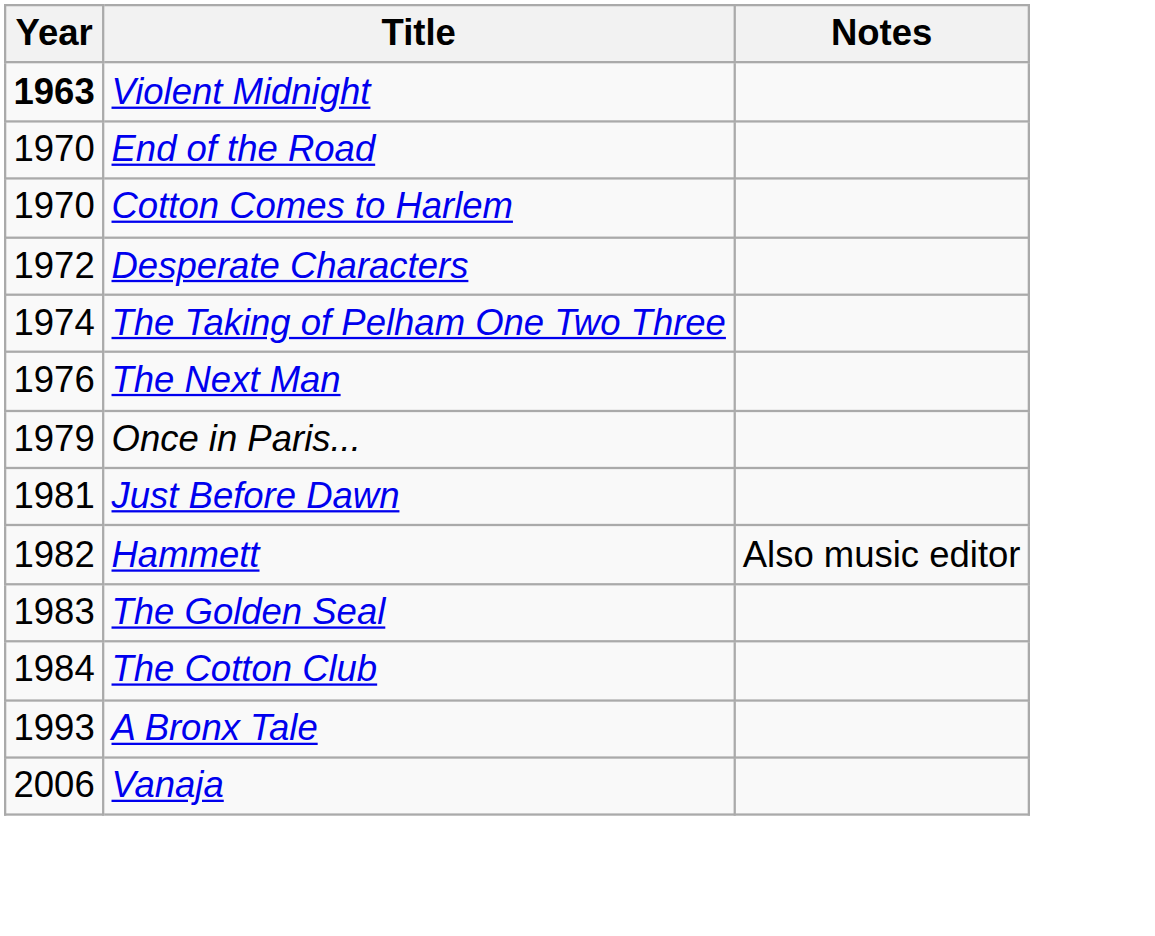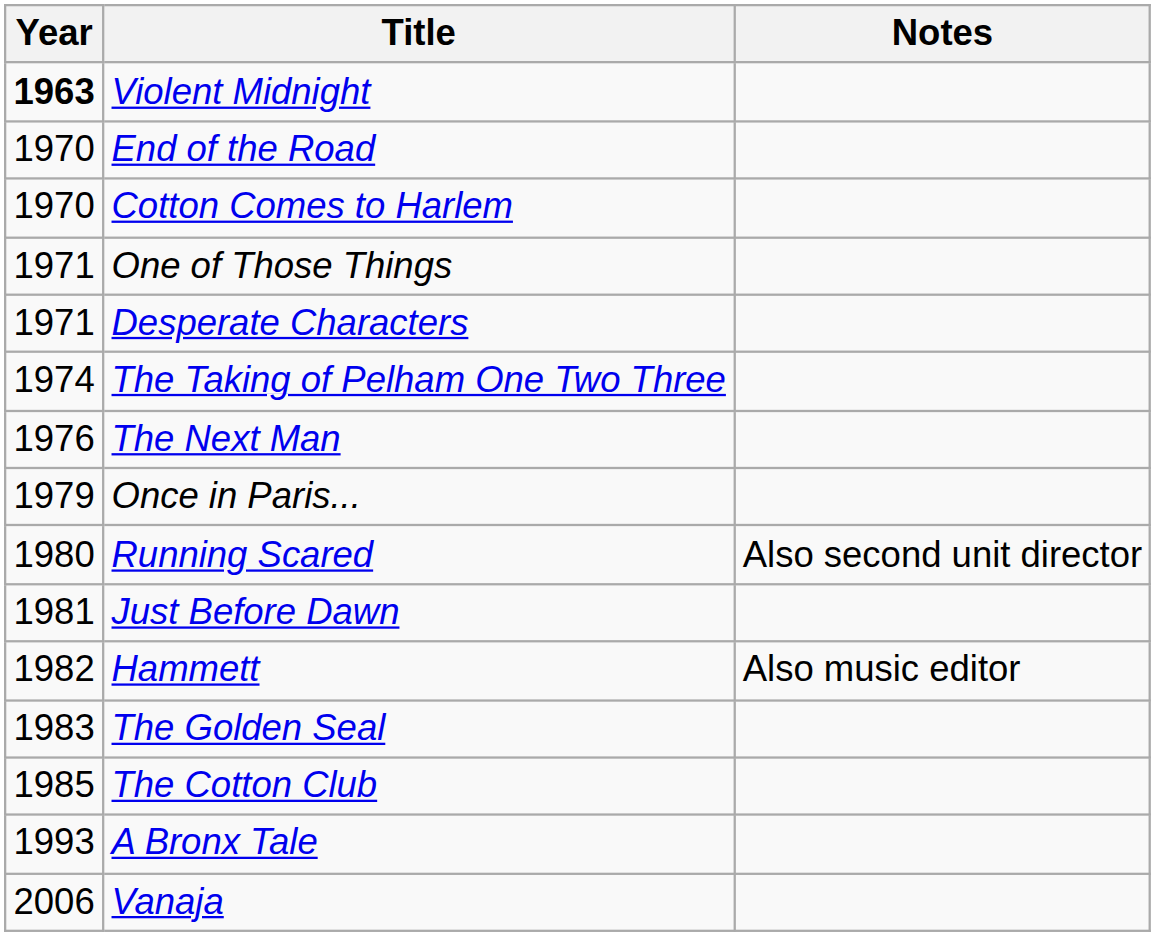+ row: (282, 264)
(54, 264) 1972 -> (54, 322) 1971
+ row: (242, 554)
(54, 669) 1984 -> (54, 785) 1985
